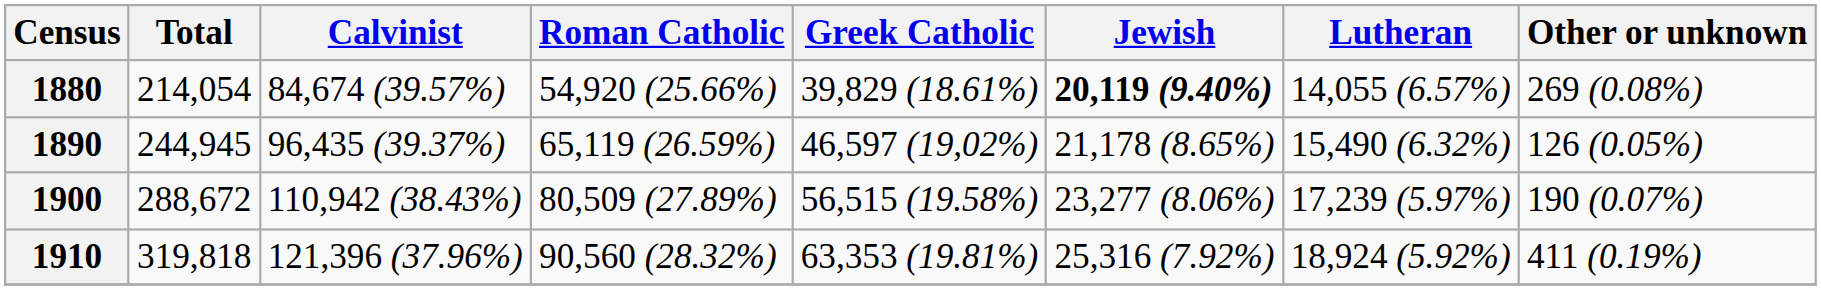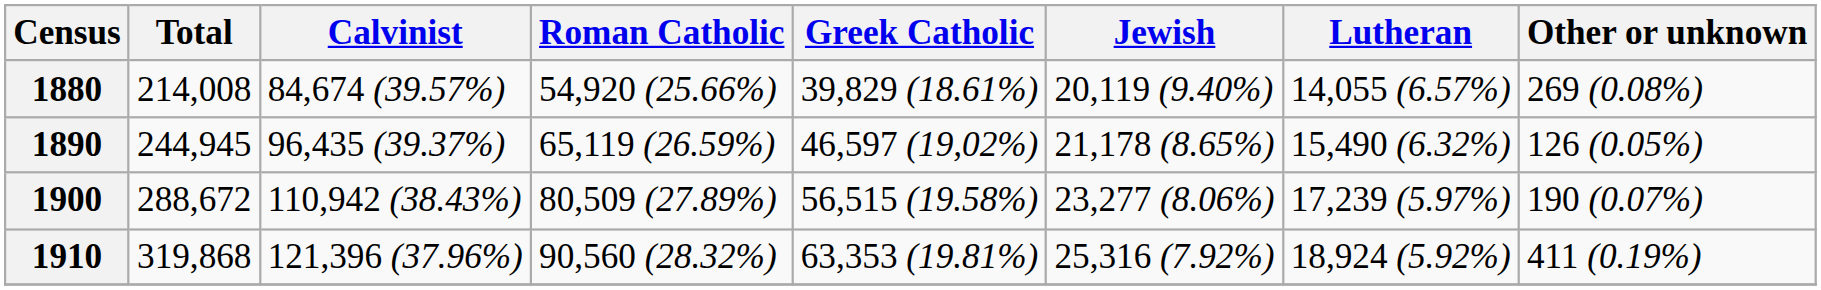(194, 88) 214,054 -> (194, 88) 214,008
(1164, 88) bold -> (1164, 88) normal
(194, 255) 319,818 -> (194, 255) 319,868
